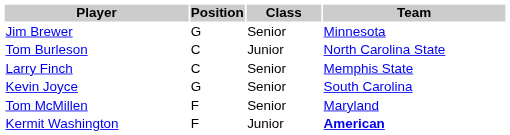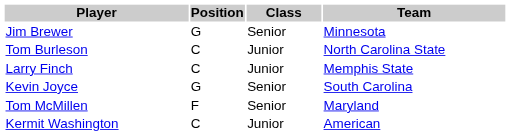(267, 68) Senior -> (265, 68) Junior
(195, 124) F -> (196, 124) C
(354, 124) bold -> (352, 124) normal
